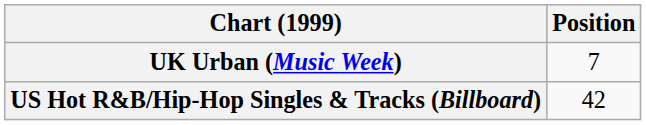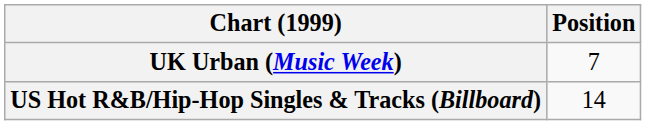(594, 100) 42 -> (594, 100) 14
